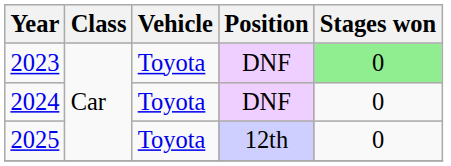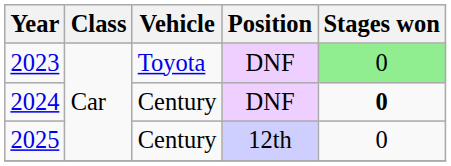(172, 101) Toyota -> (177, 101) Century
(378, 101) normal -> (382, 101) bold
(172, 140) Toyota -> (177, 140) Century
